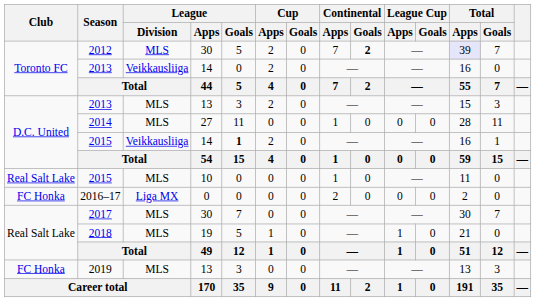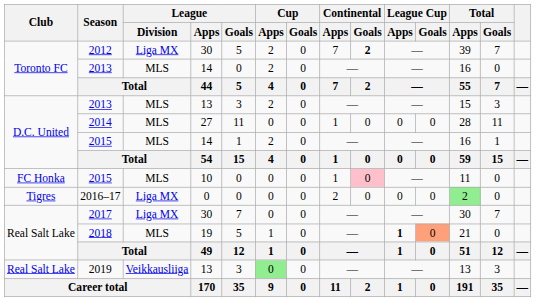(157, 50) MLS -> (157, 50) Liga MX
(465, 50) lavender background -> (465, 50) no background
(157, 68) Veikkausliiga -> (157, 68) MLS
(157, 141) Veikkausliiga -> (157, 141) MLS
(239, 141) bold -> (239, 141) normal
(41, 178) Real Salt Lake -> (41, 178) FC Honka
(368, 178) no background -> (368, 178) pink background
(41, 196) FC Honka -> (41, 196) Tigres
(465, 196) no background -> (465, 196) lightgreen background
(157, 214) MLS -> (157, 214) Liga MX
(400, 232) normal -> (400, 232) bold
(433, 232) no background -> (433, 232) lightsalmon background
(41, 269) FC Honka -> (41, 269) Real Salt Lake
(157, 269) MLS -> (157, 269) Veikkausliiga
(271, 269) no background -> (271, 269) lightgreen background
